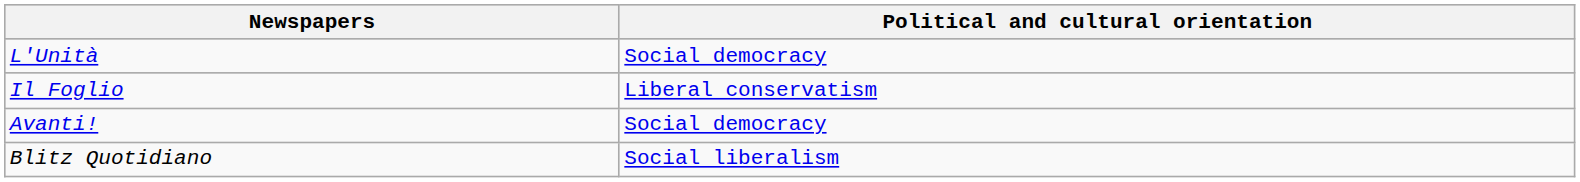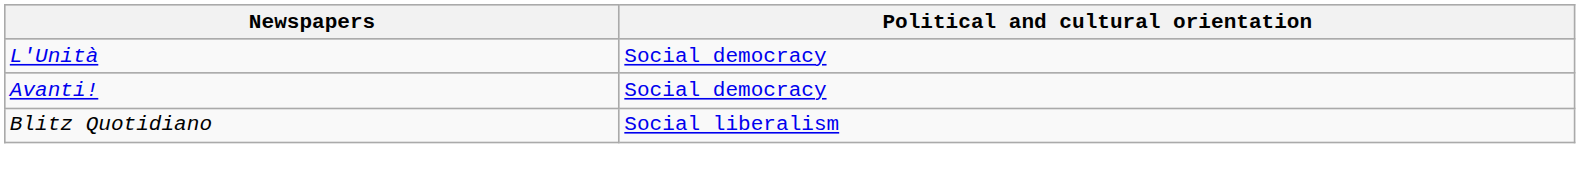- row: (67, 91)
